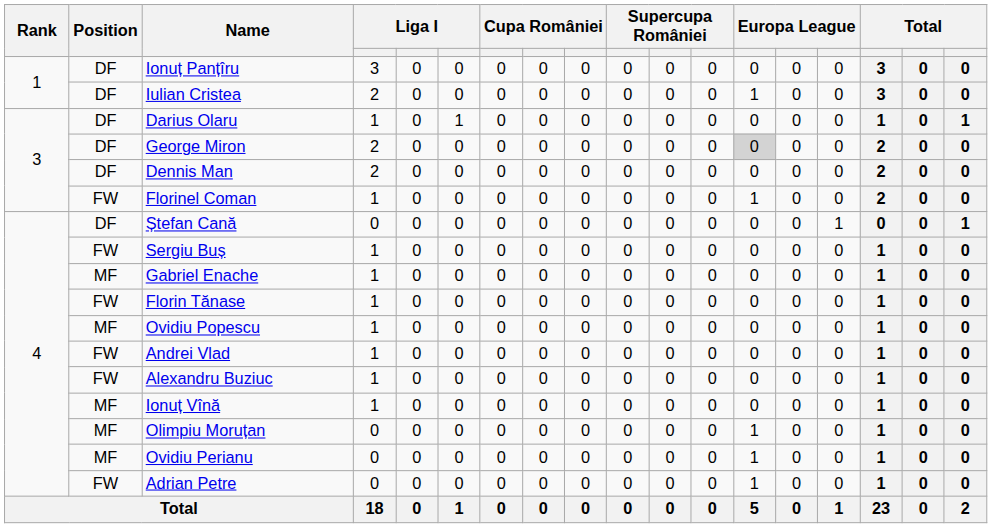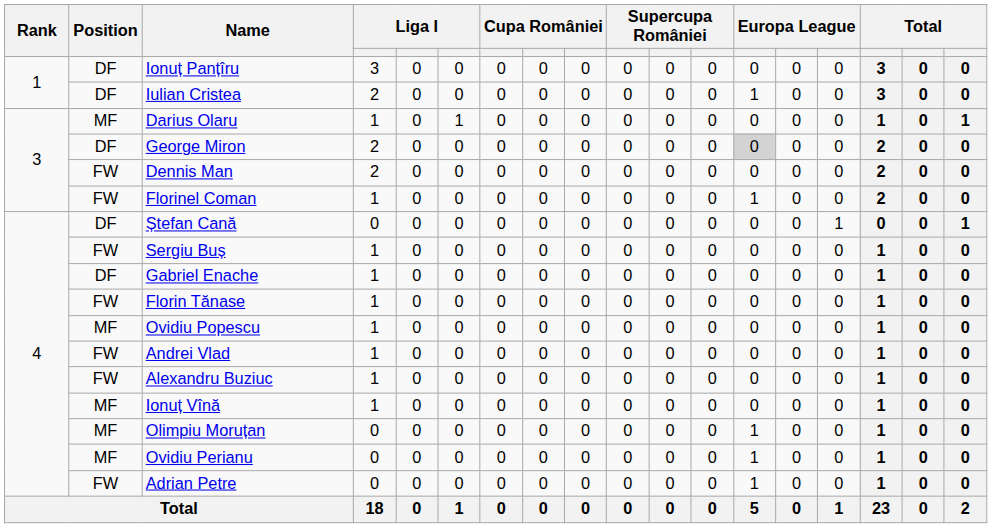(106, 120) DF -> (106, 120) MF
(106, 172) DF -> (106, 172) FW
(106, 276) MF -> (106, 276) DF
